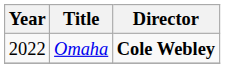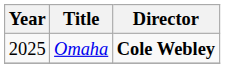(27, 48) 2022 -> (27, 48) 2025
